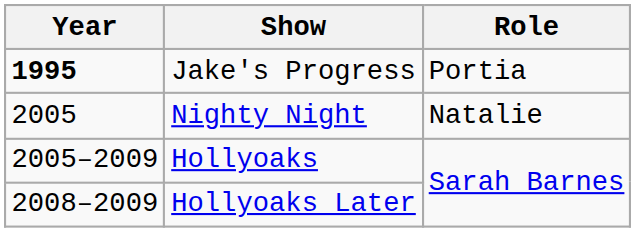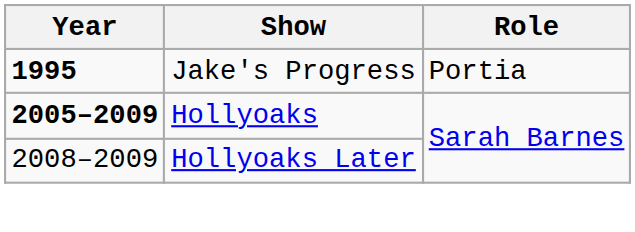- row: (269, 116)
(85, 160) normal -> (85, 116) bold
